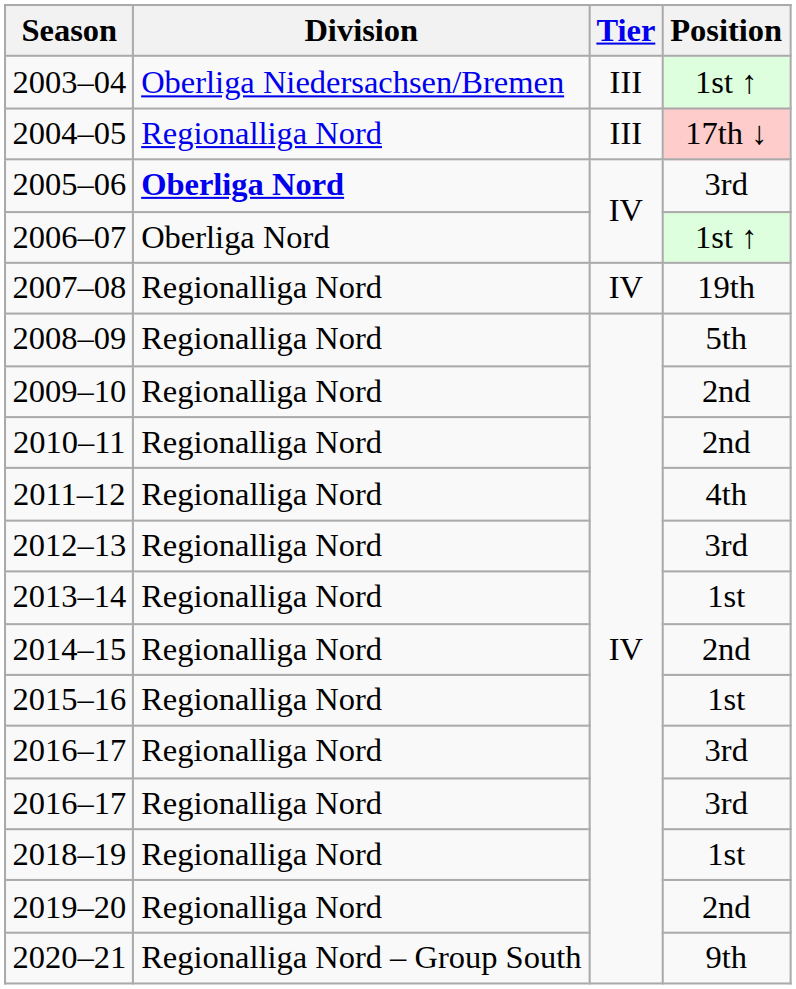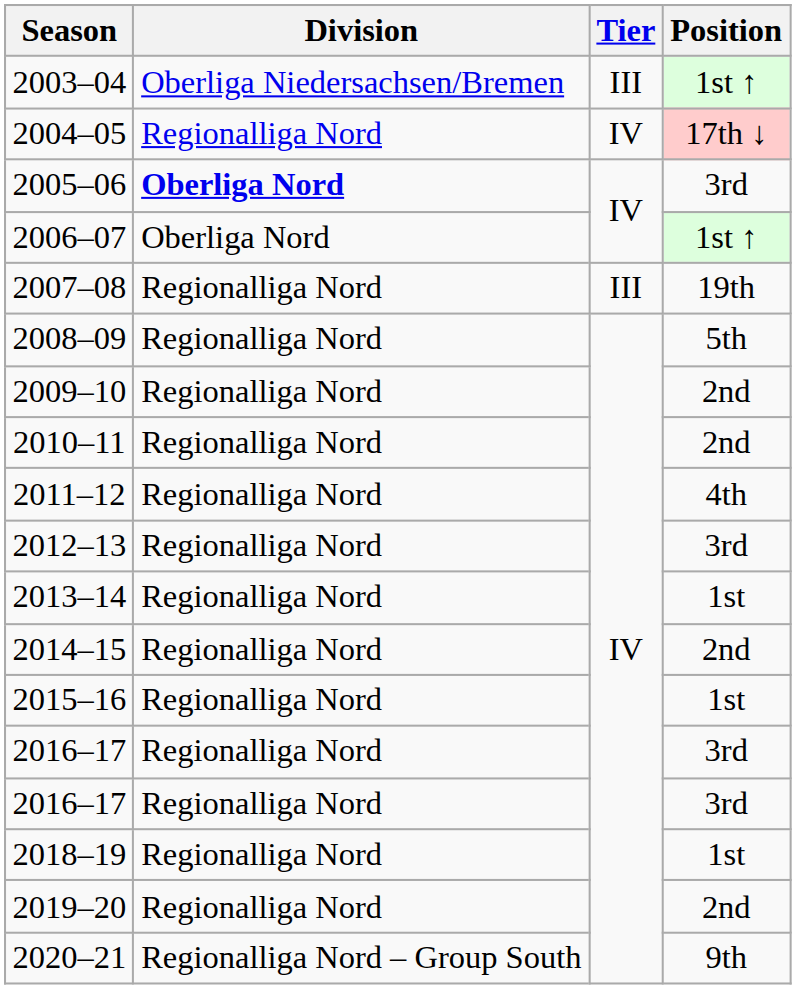(626, 133) III -> (626, 133) IV
(626, 287) IV -> (626, 287) III
